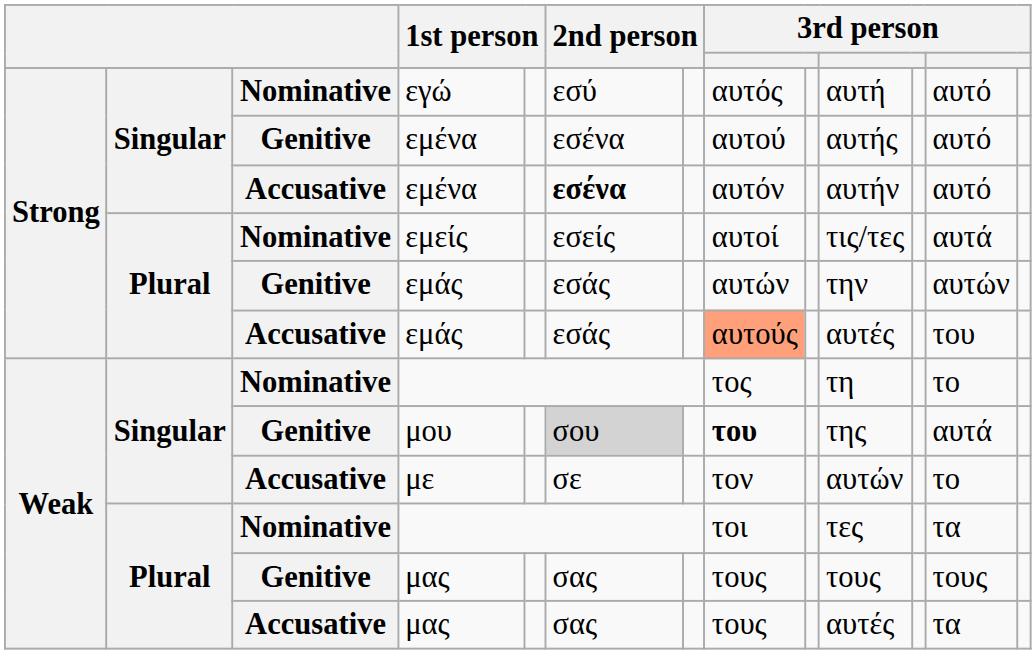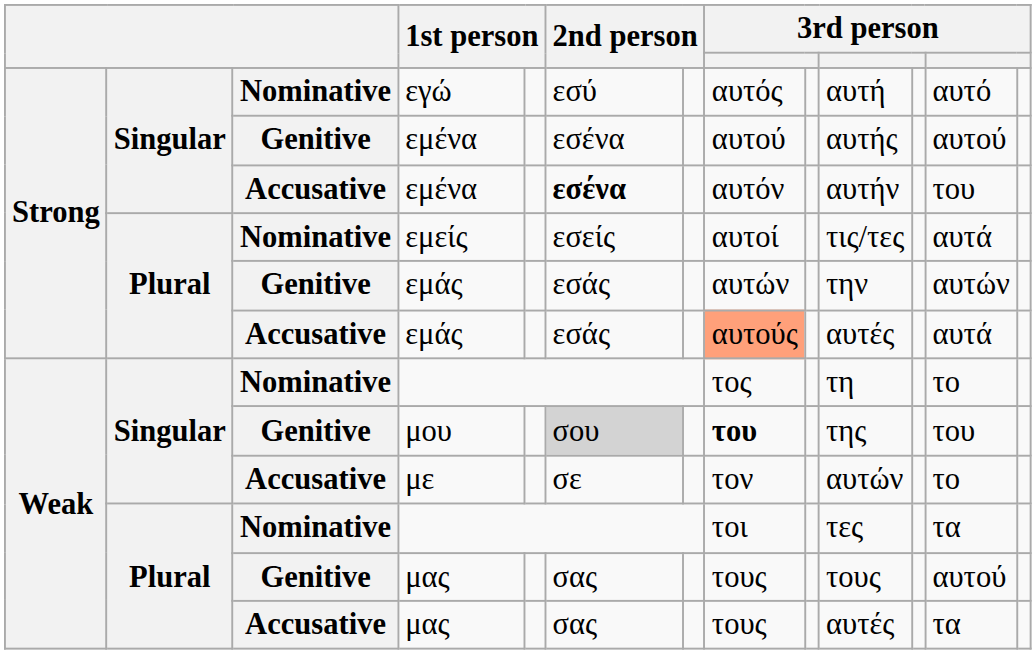(962, 139) αυτό -> (969, 139) αυτού
(962, 188) αυτό -> (954, 188) του
(954, 333) του -> (962, 333) αυτά
(962, 430) αυτά -> (954, 430) του
(960, 575) τους -> (969, 575) αυτού
